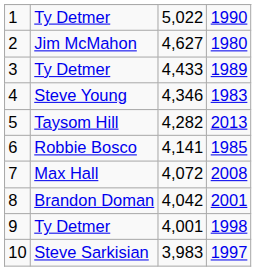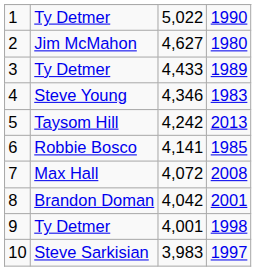(182, 122) 4,282 -> (182, 122) 4,242
